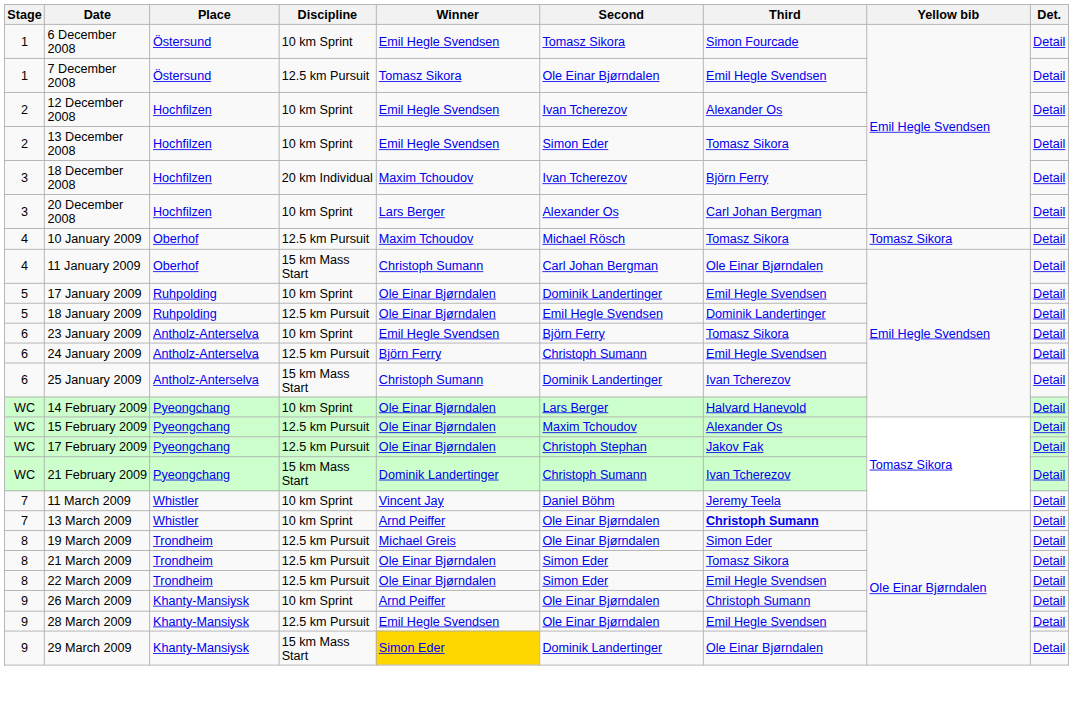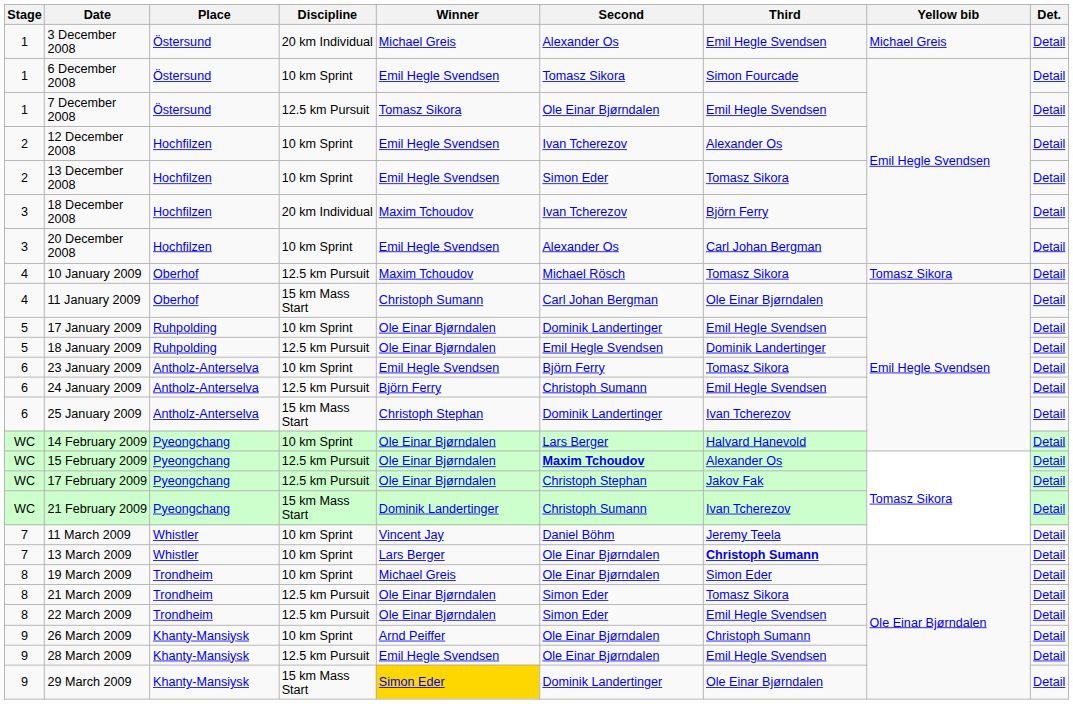+ row: (82, 42)
(412, 212) Lars Berger -> (439, 246) Emil Hegle Svendsen
(431, 380) Christoph Sumann -> (431, 414) Christoph Stephan
(590, 427) normal -> (593, 461) bold
(412, 521) Arnd Peiffer -> (412, 555) Lars Berger
(325, 541) 12.5 km Pursuit -> (317, 575) 10 km Sprint
